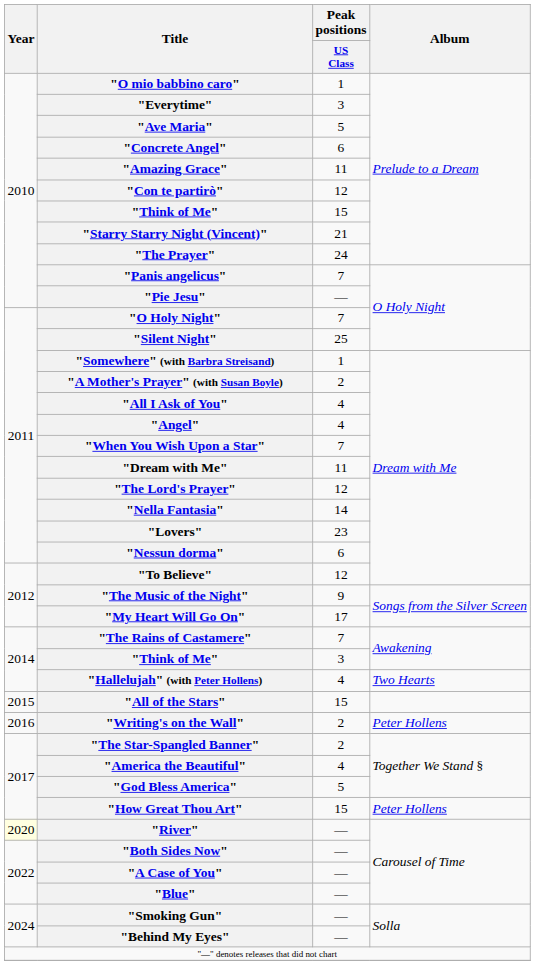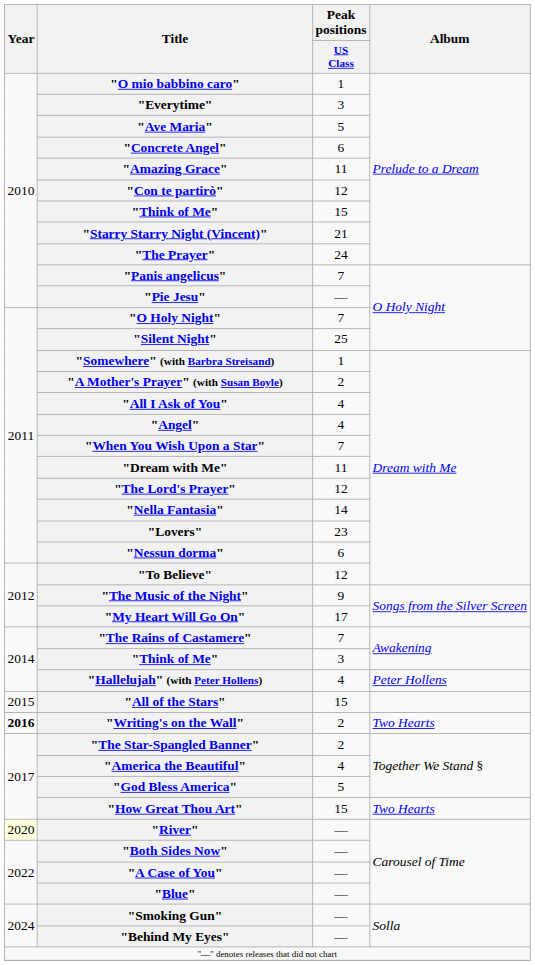(404, 680) Two Hearts -> (410, 680) Peter Hollens
(21, 723) normal -> (21, 723) bold
(410, 723) Peter Hollens -> (404, 723) Two Hearts
(410, 808) Peter Hollens -> (404, 808) Two Hearts
